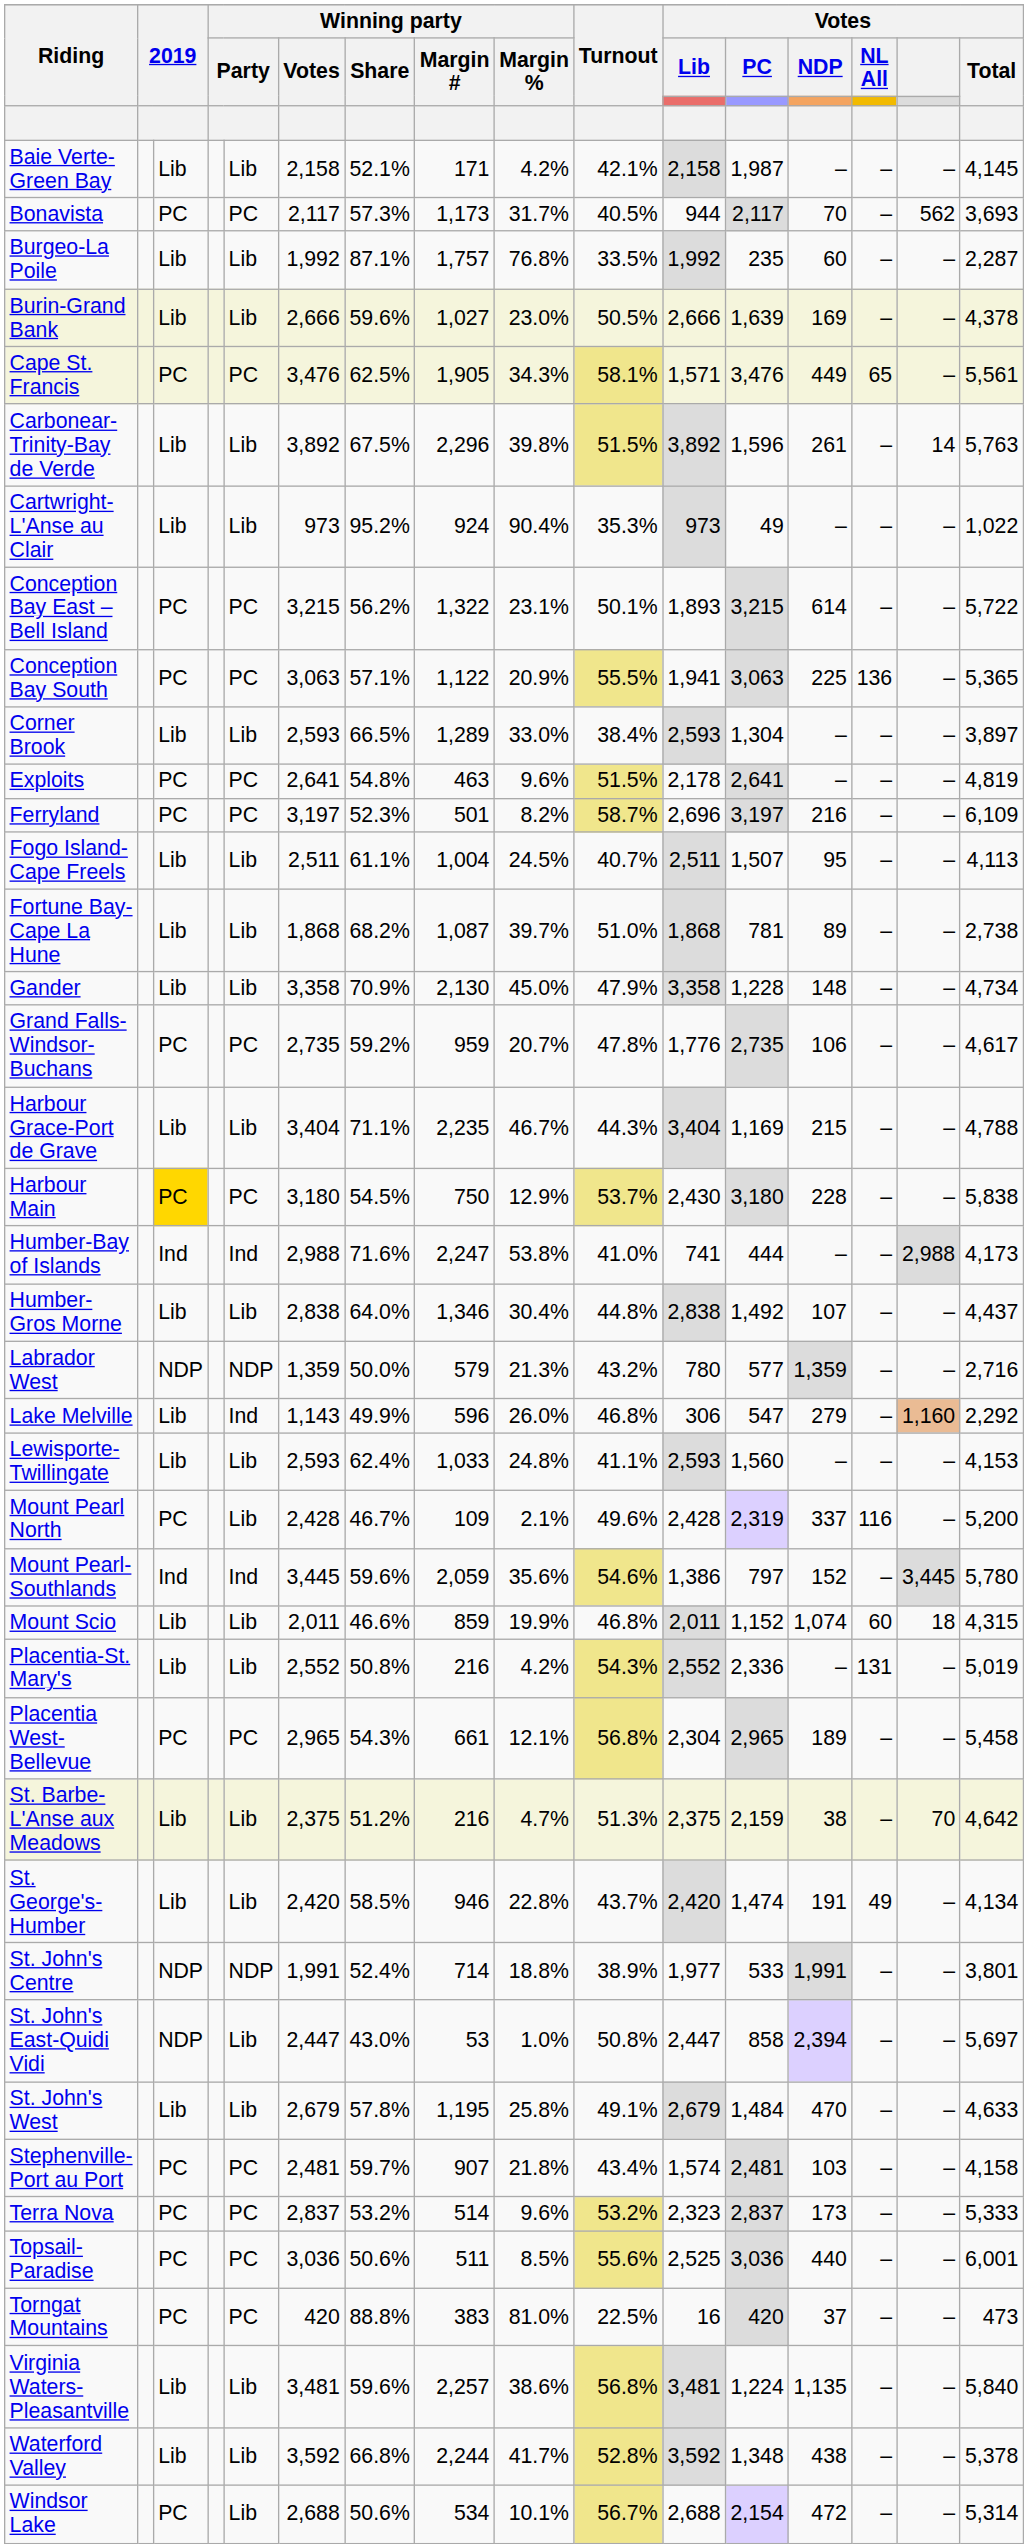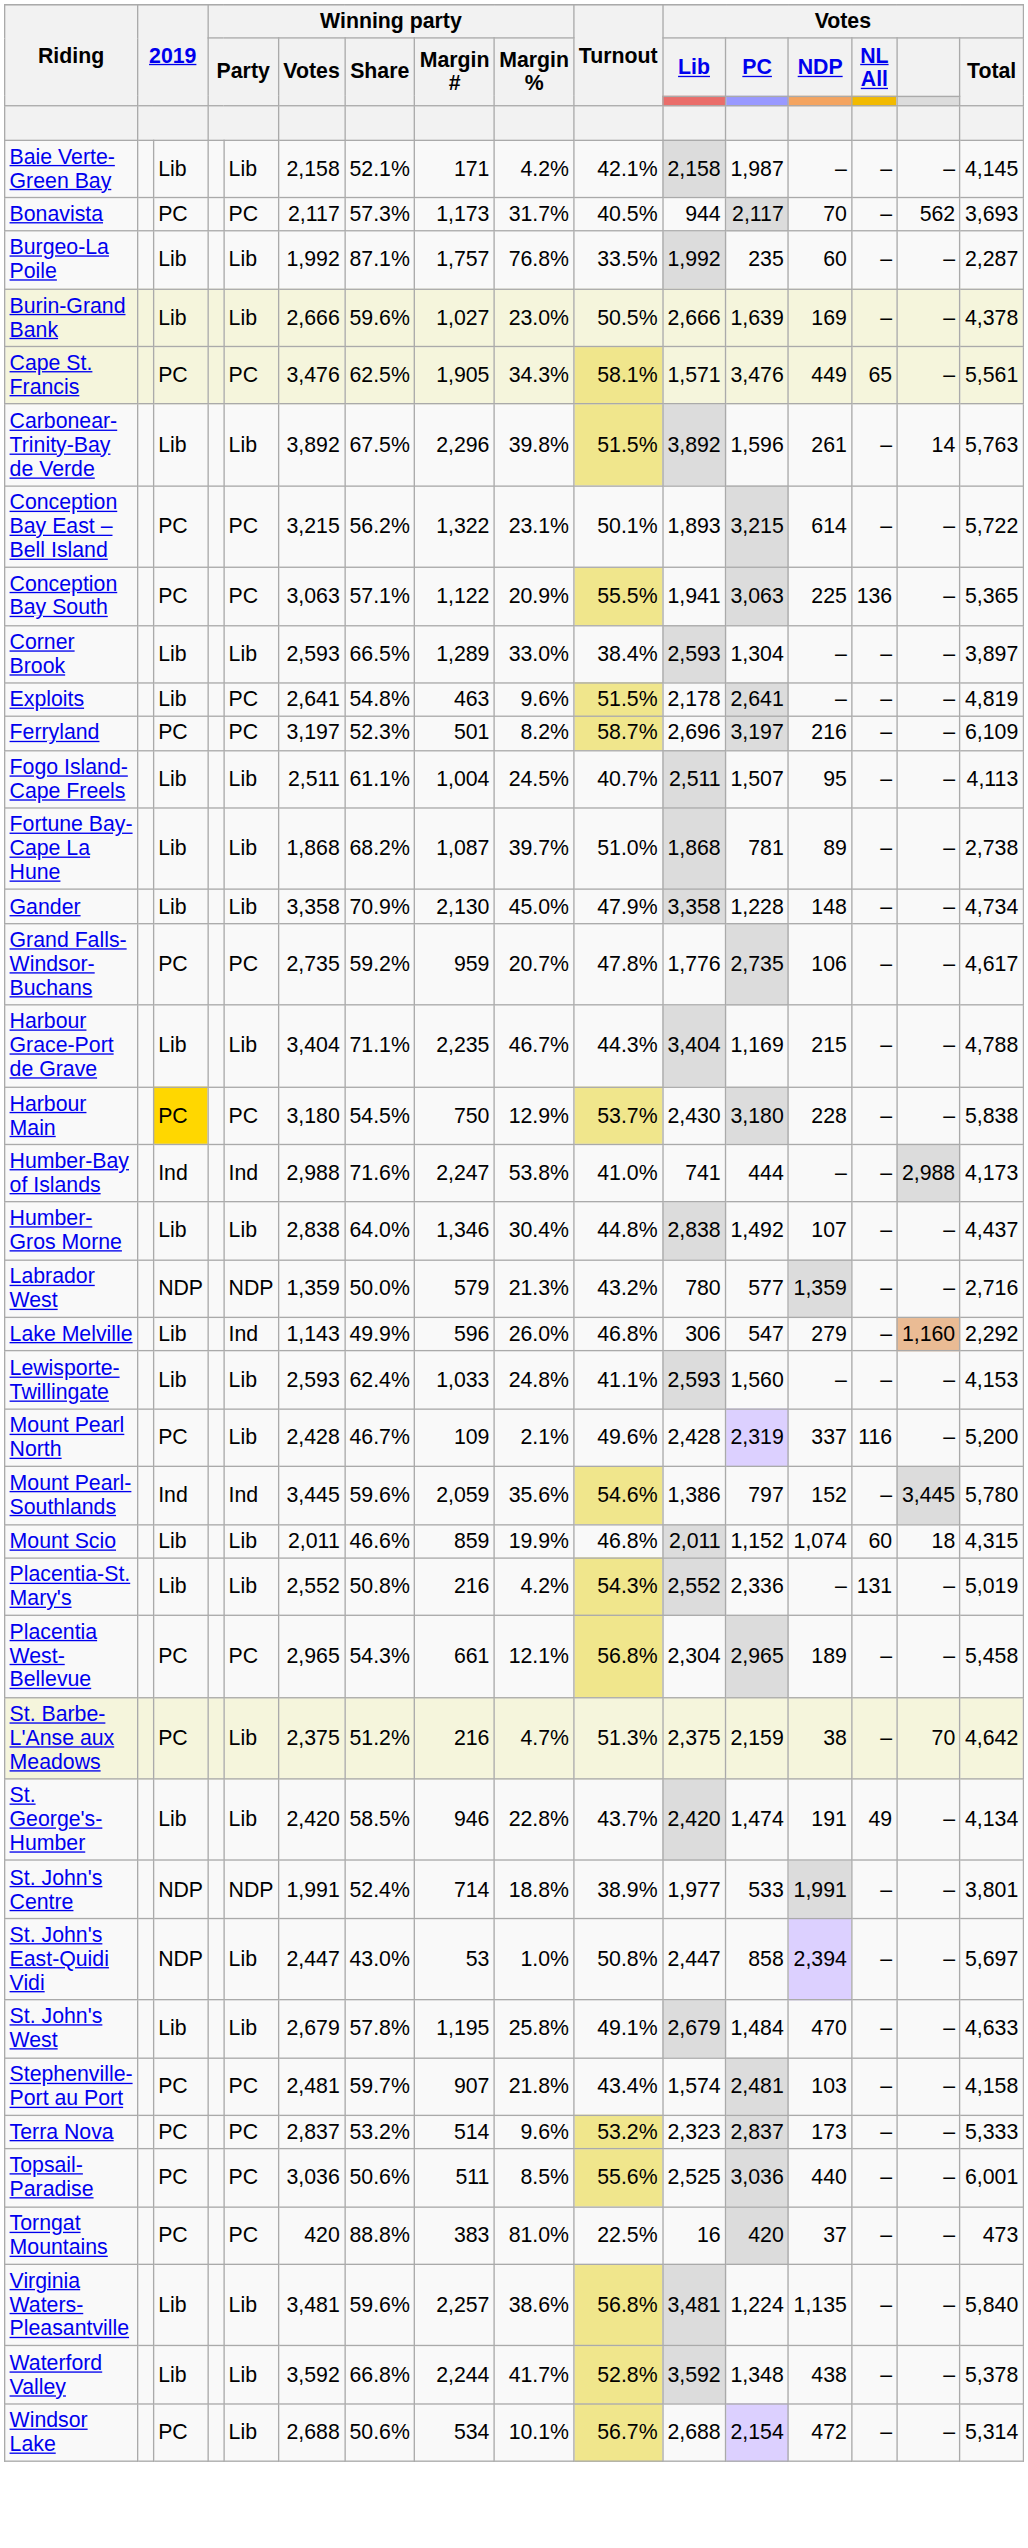- row: (62, 526)
(173, 781) PC -> (172, 699) Lib
(172, 1819) Lib -> (173, 1737) PC
